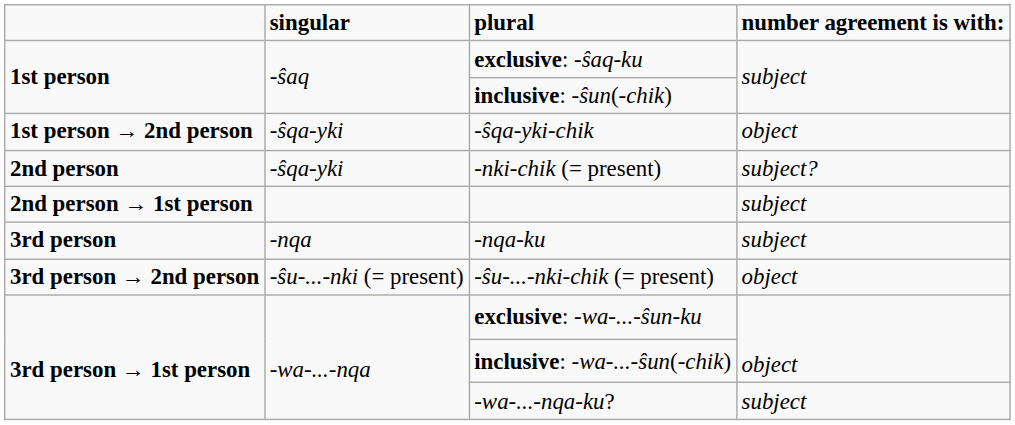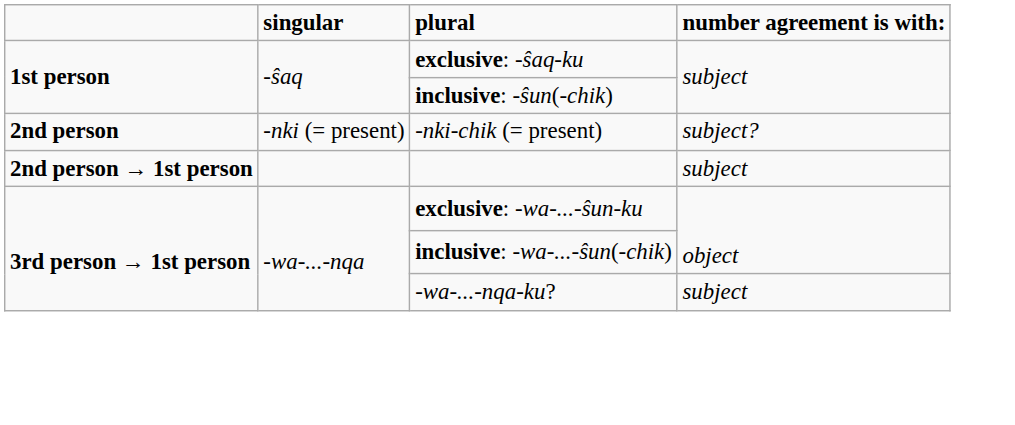- row: (534, 131)
(307, 167) -ŝqa-yki -> (334, 131) -nki (= present)
- row: (510, 240)
- row: (594, 276)
